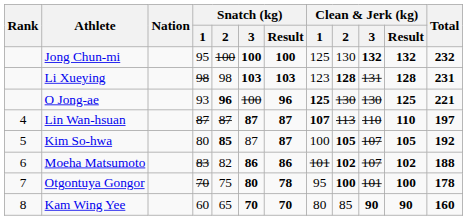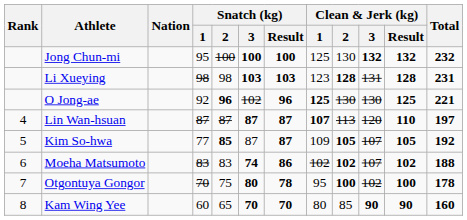(203, 99) 93 -> (203, 99) 92
(251, 99) 100 -> (251, 99) 102
(372, 120) 110 -> (372, 120) 120
(203, 141) 80 -> (203, 141) 77
(320, 141) 100 -> (320, 141) 109
(225, 162) 82 -> (225, 162) 83
(251, 162) 86 -> (251, 162) 74
(320, 162) 101 -> (320, 162) 102
(372, 183) 101 -> (372, 183) 102
